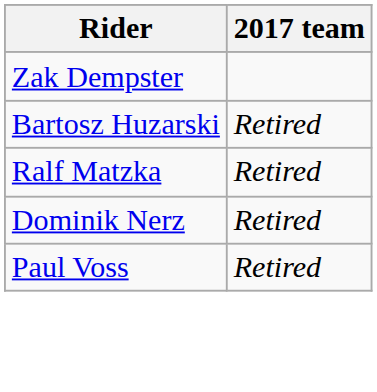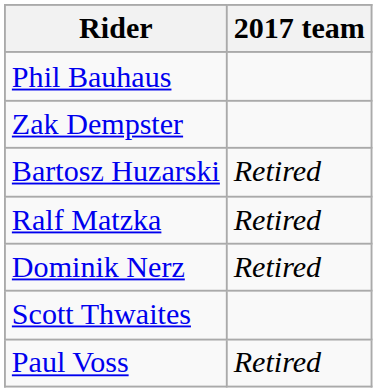+ row: (92, 76)
+ row: (101, 314)
